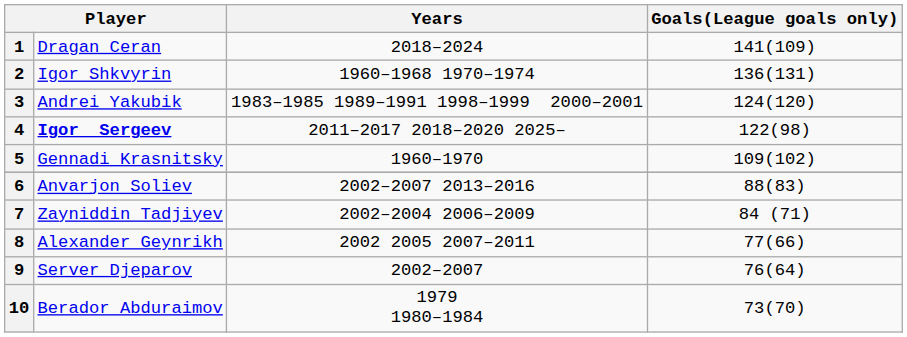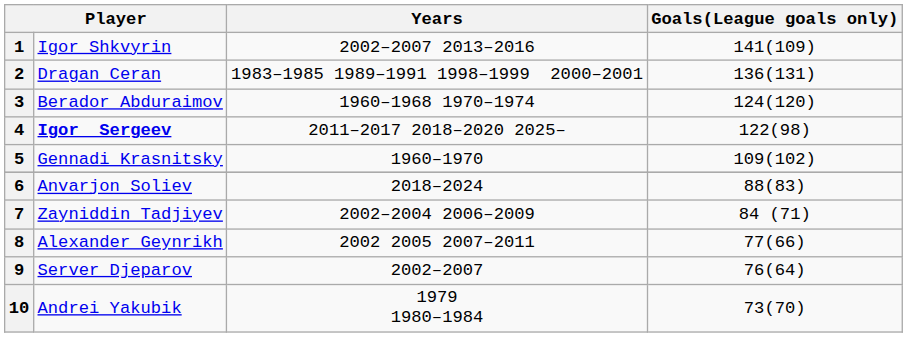(99, 47) Dragan Ceran -> (104, 47) Igor Shkvyrin
(437, 47) 2018–2024 -> (437, 47) 2002–2007 2013–2016
(104, 75) Igor Shkvyrin -> (99, 75) Dragan Ceran
(437, 75) 1960–1968 1970–1974 -> (437, 75) 1983–1985 1989–1991 1998–1999 2000–2001
(110, 103) Andrei Yakubik -> (130, 103) Berador Abduraimov
(437, 103) 1983–1985 1989–1991 1998–1999 2000–2001 -> (437, 103) 1960–1968 1970–1974
(437, 186) 2002–2007 2013–2016 -> (437, 186) 2018–2024
(130, 308) Berador Abduraimov -> (110, 308) Andrei Yakubik
